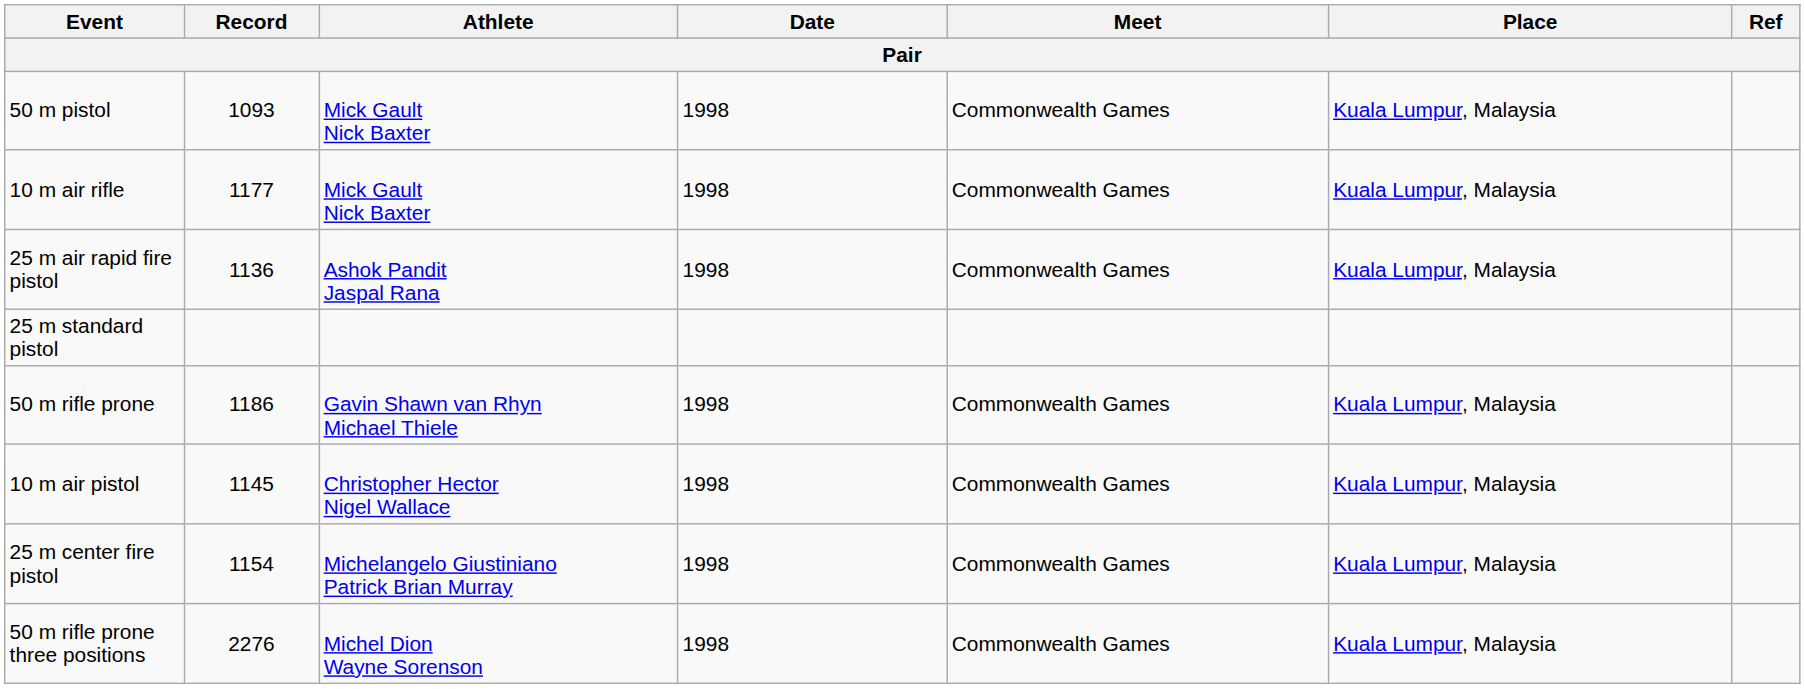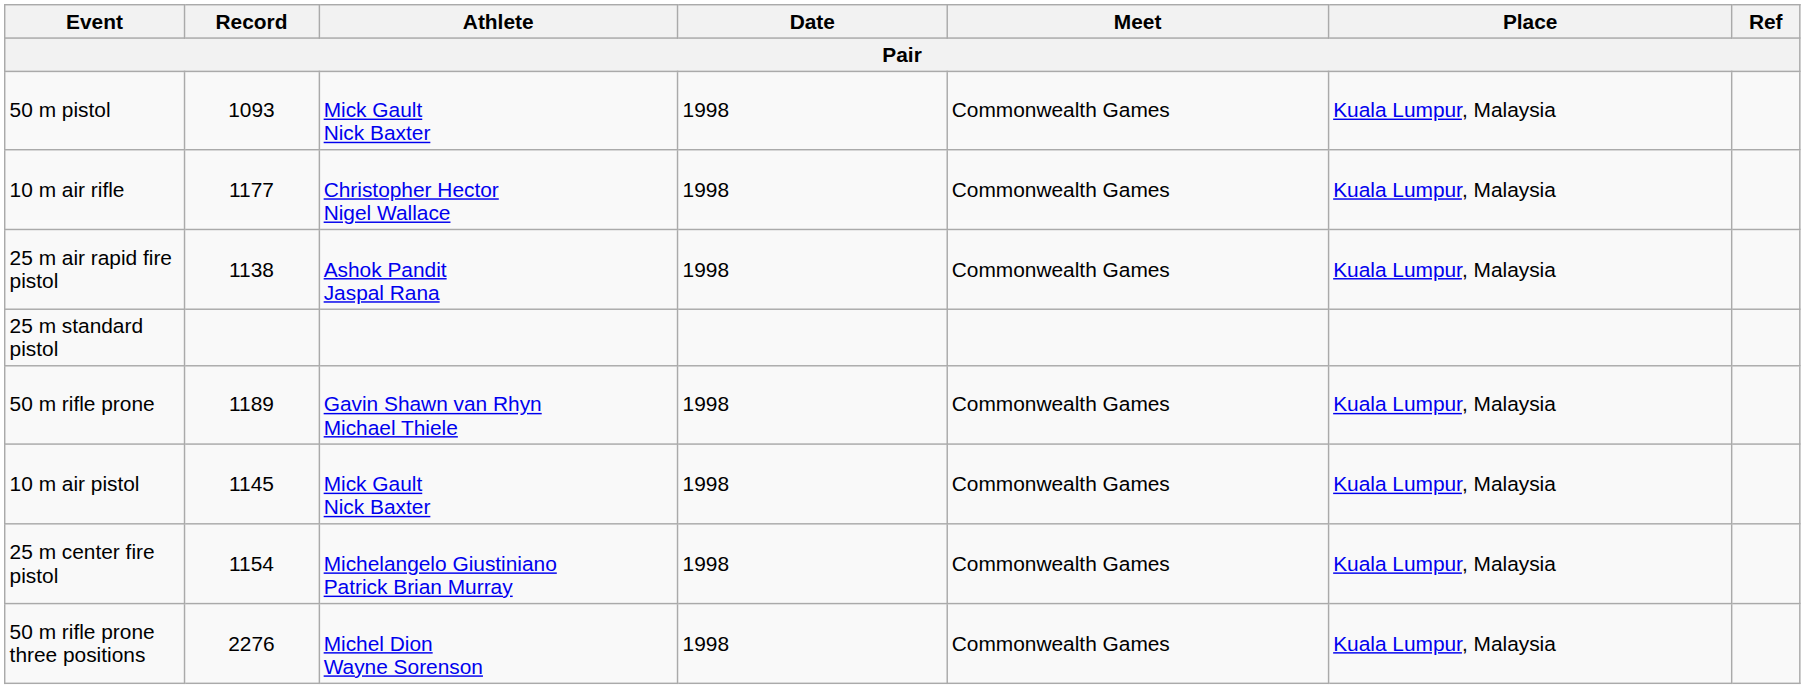(377, 202) Mick Gault Nick Baxter -> (411, 202) Christopher Hector Nigel Wallace
(251, 270) 1136 -> (251, 270) 1138
(251, 405) 1186 -> (251, 405) 1189
(411, 496) Christopher Hector Nigel Wallace -> (377, 496) Mick Gault Nick Baxter
